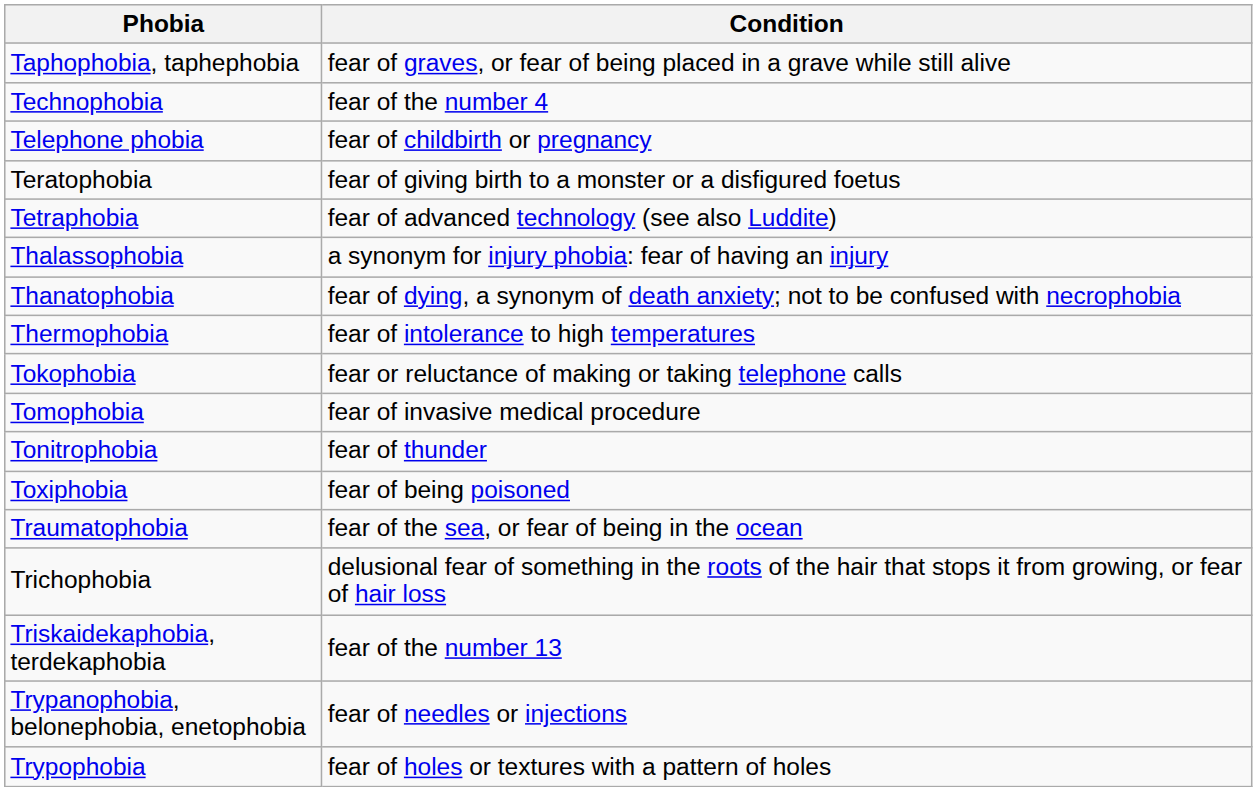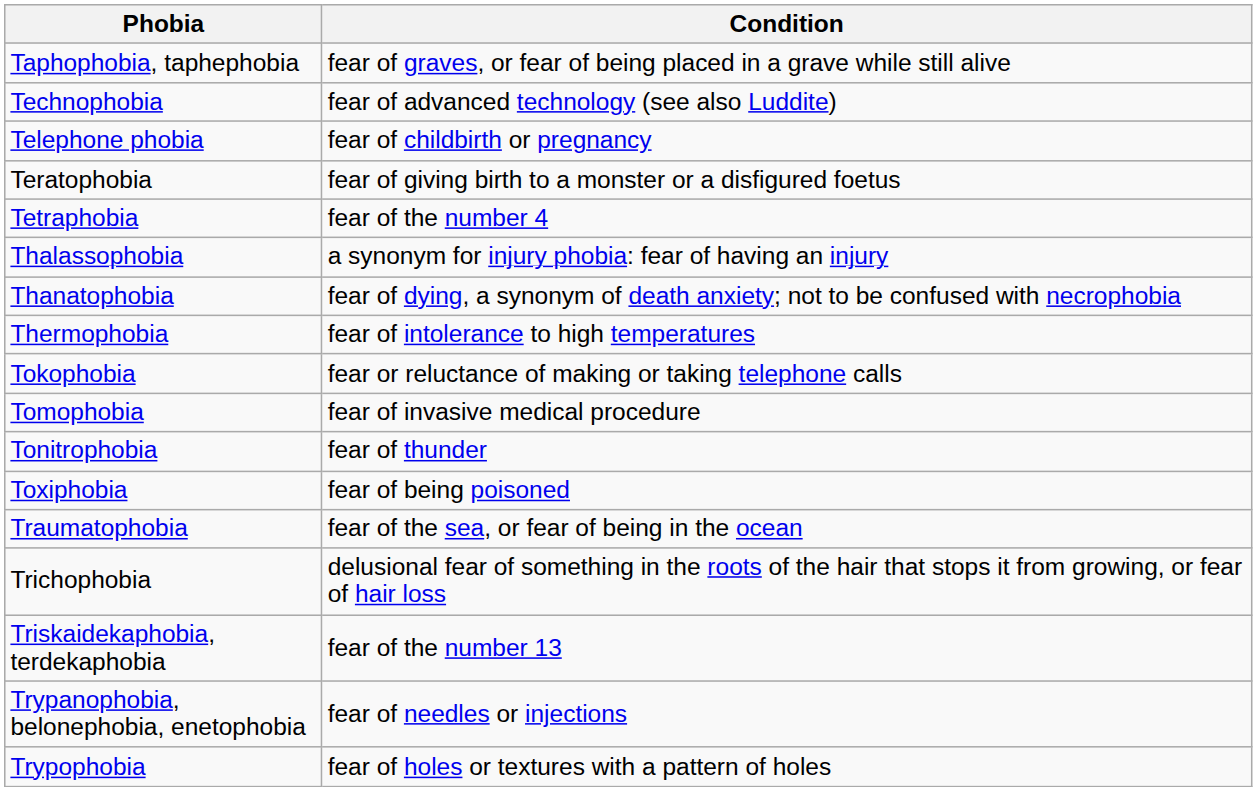(438, 101) fear of the number 4 -> (582, 101) fear of advanced technology (see also Luddite)
(582, 218) fear of advanced technology (see also Luddite) -> (438, 218) fear of the number 4
